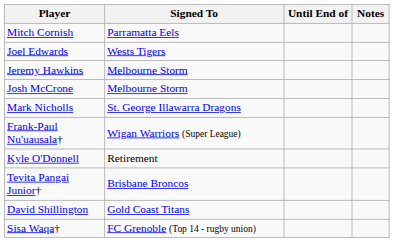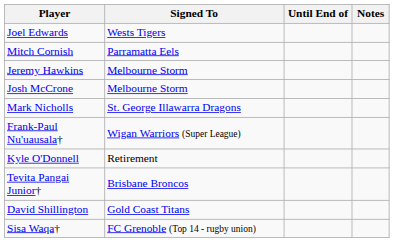rows swapped: (40, 33) <-> (38, 51)
